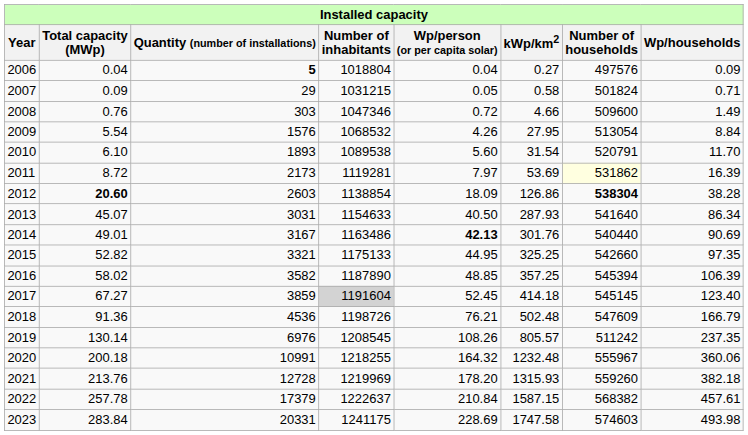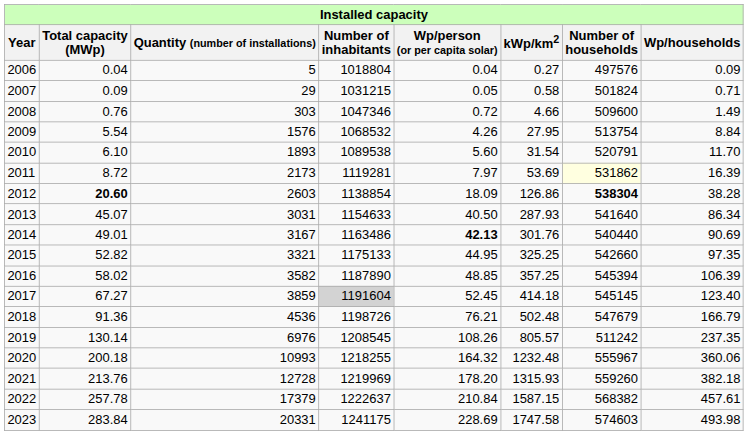(312, 70) bold -> (312, 70) normal
(616, 132) 513054 -> (616, 132) 513754
(616, 317) 547609 -> (616, 317) 547679
(298, 358) 10991 -> (298, 358) 10993
